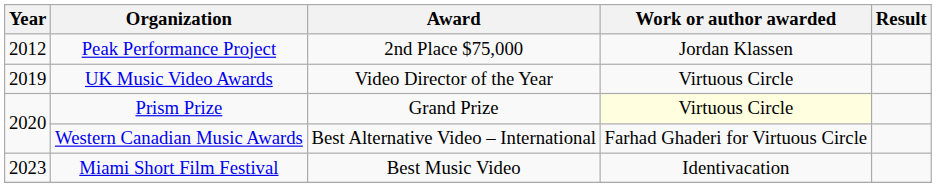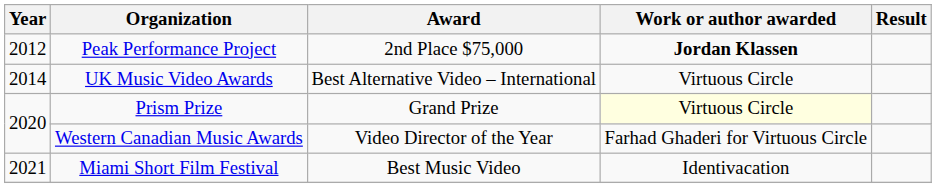(736, 49) normal -> (736, 49) bold
(28, 78) 2019 -> (28, 78) 2014
(454, 78) Video Director of the Year -> (454, 78) Best Alternative Video – International
(454, 138) Best Alternative Video – International -> (454, 138) Video Director of the Year
(28, 167) 2023 -> (28, 167) 2021
